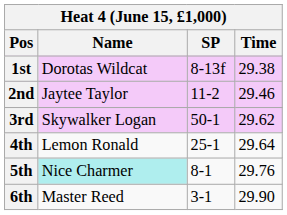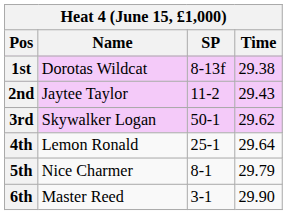(257, 94) 29.46 -> (257, 94) 29.43
(87, 171) paleturquoise background -> (87, 171) no background
(257, 171) 29.76 -> (257, 171) 29.79
